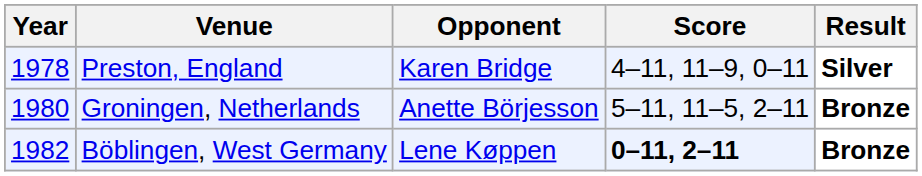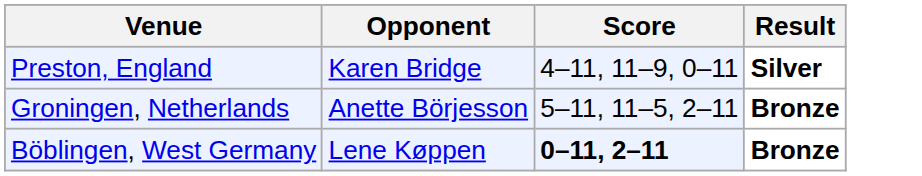- column: (40, 26)
